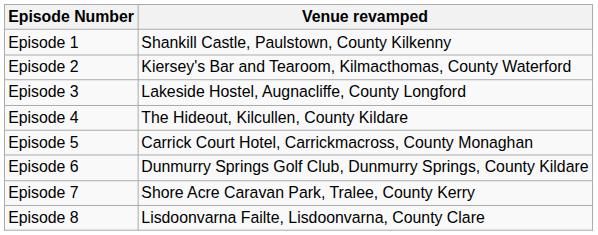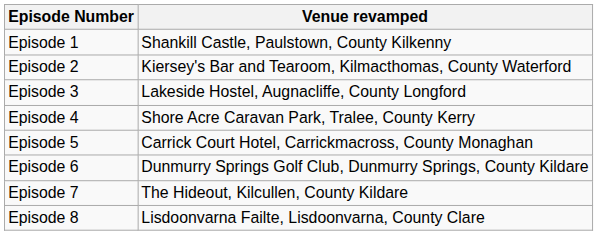(275, 117) The Hideout, Kilcullen, County Kildare -> (308, 117) Shore Acre Caravan Park, Tralee, County Kerry
(308, 192) Shore Acre Caravan Park, Tralee, County Kerry -> (275, 192) The Hideout, Kilcullen, County Kildare
